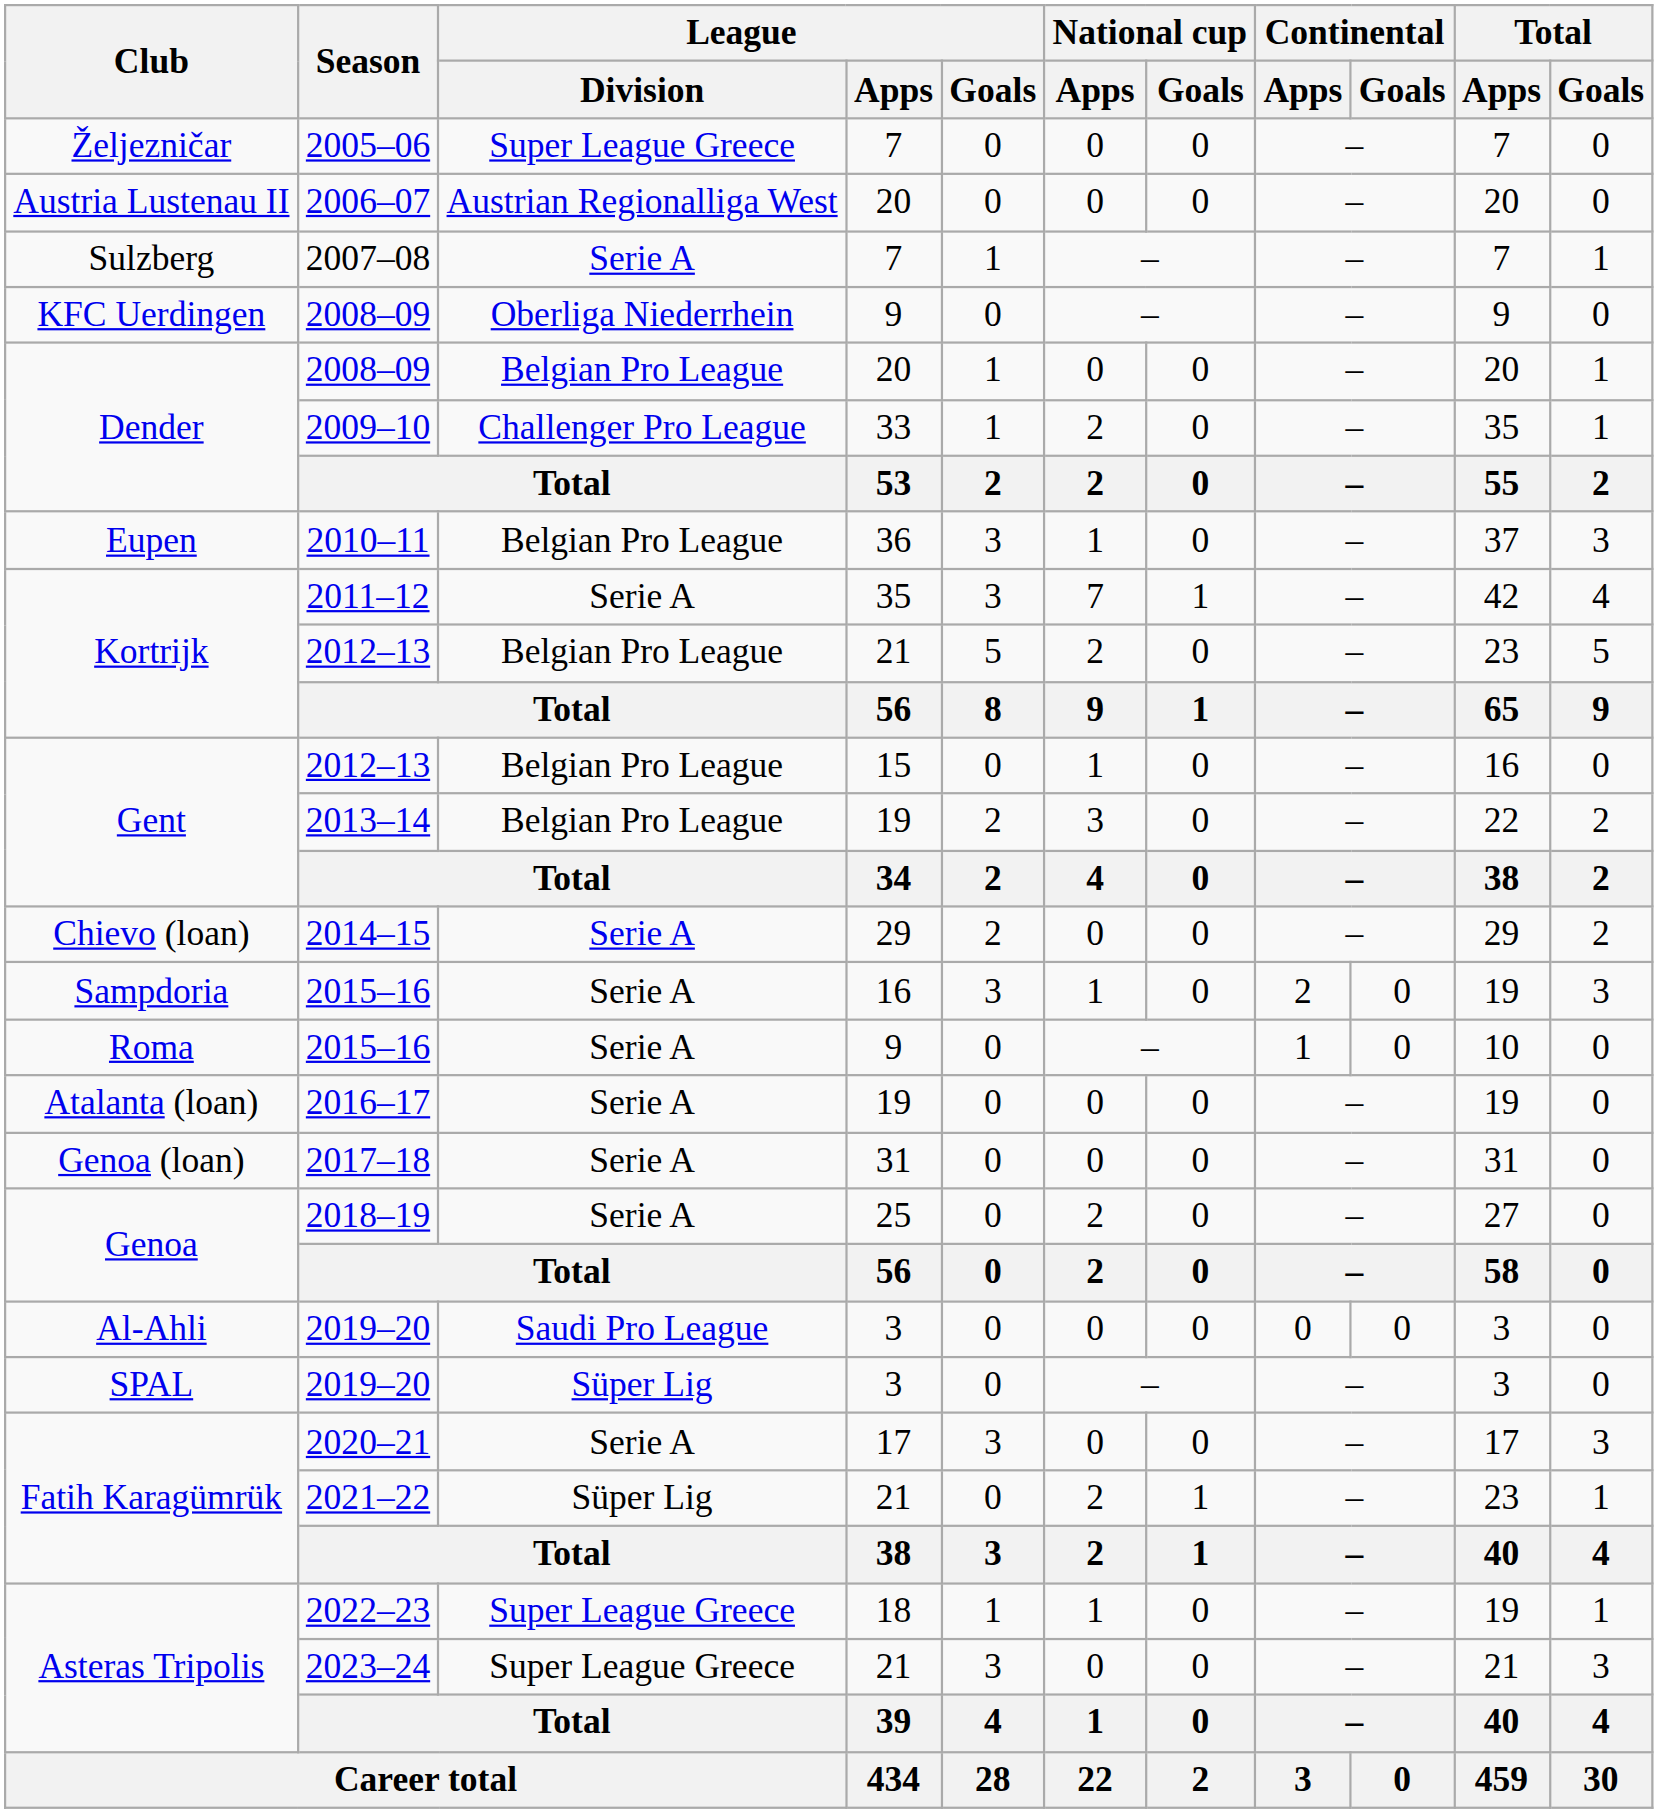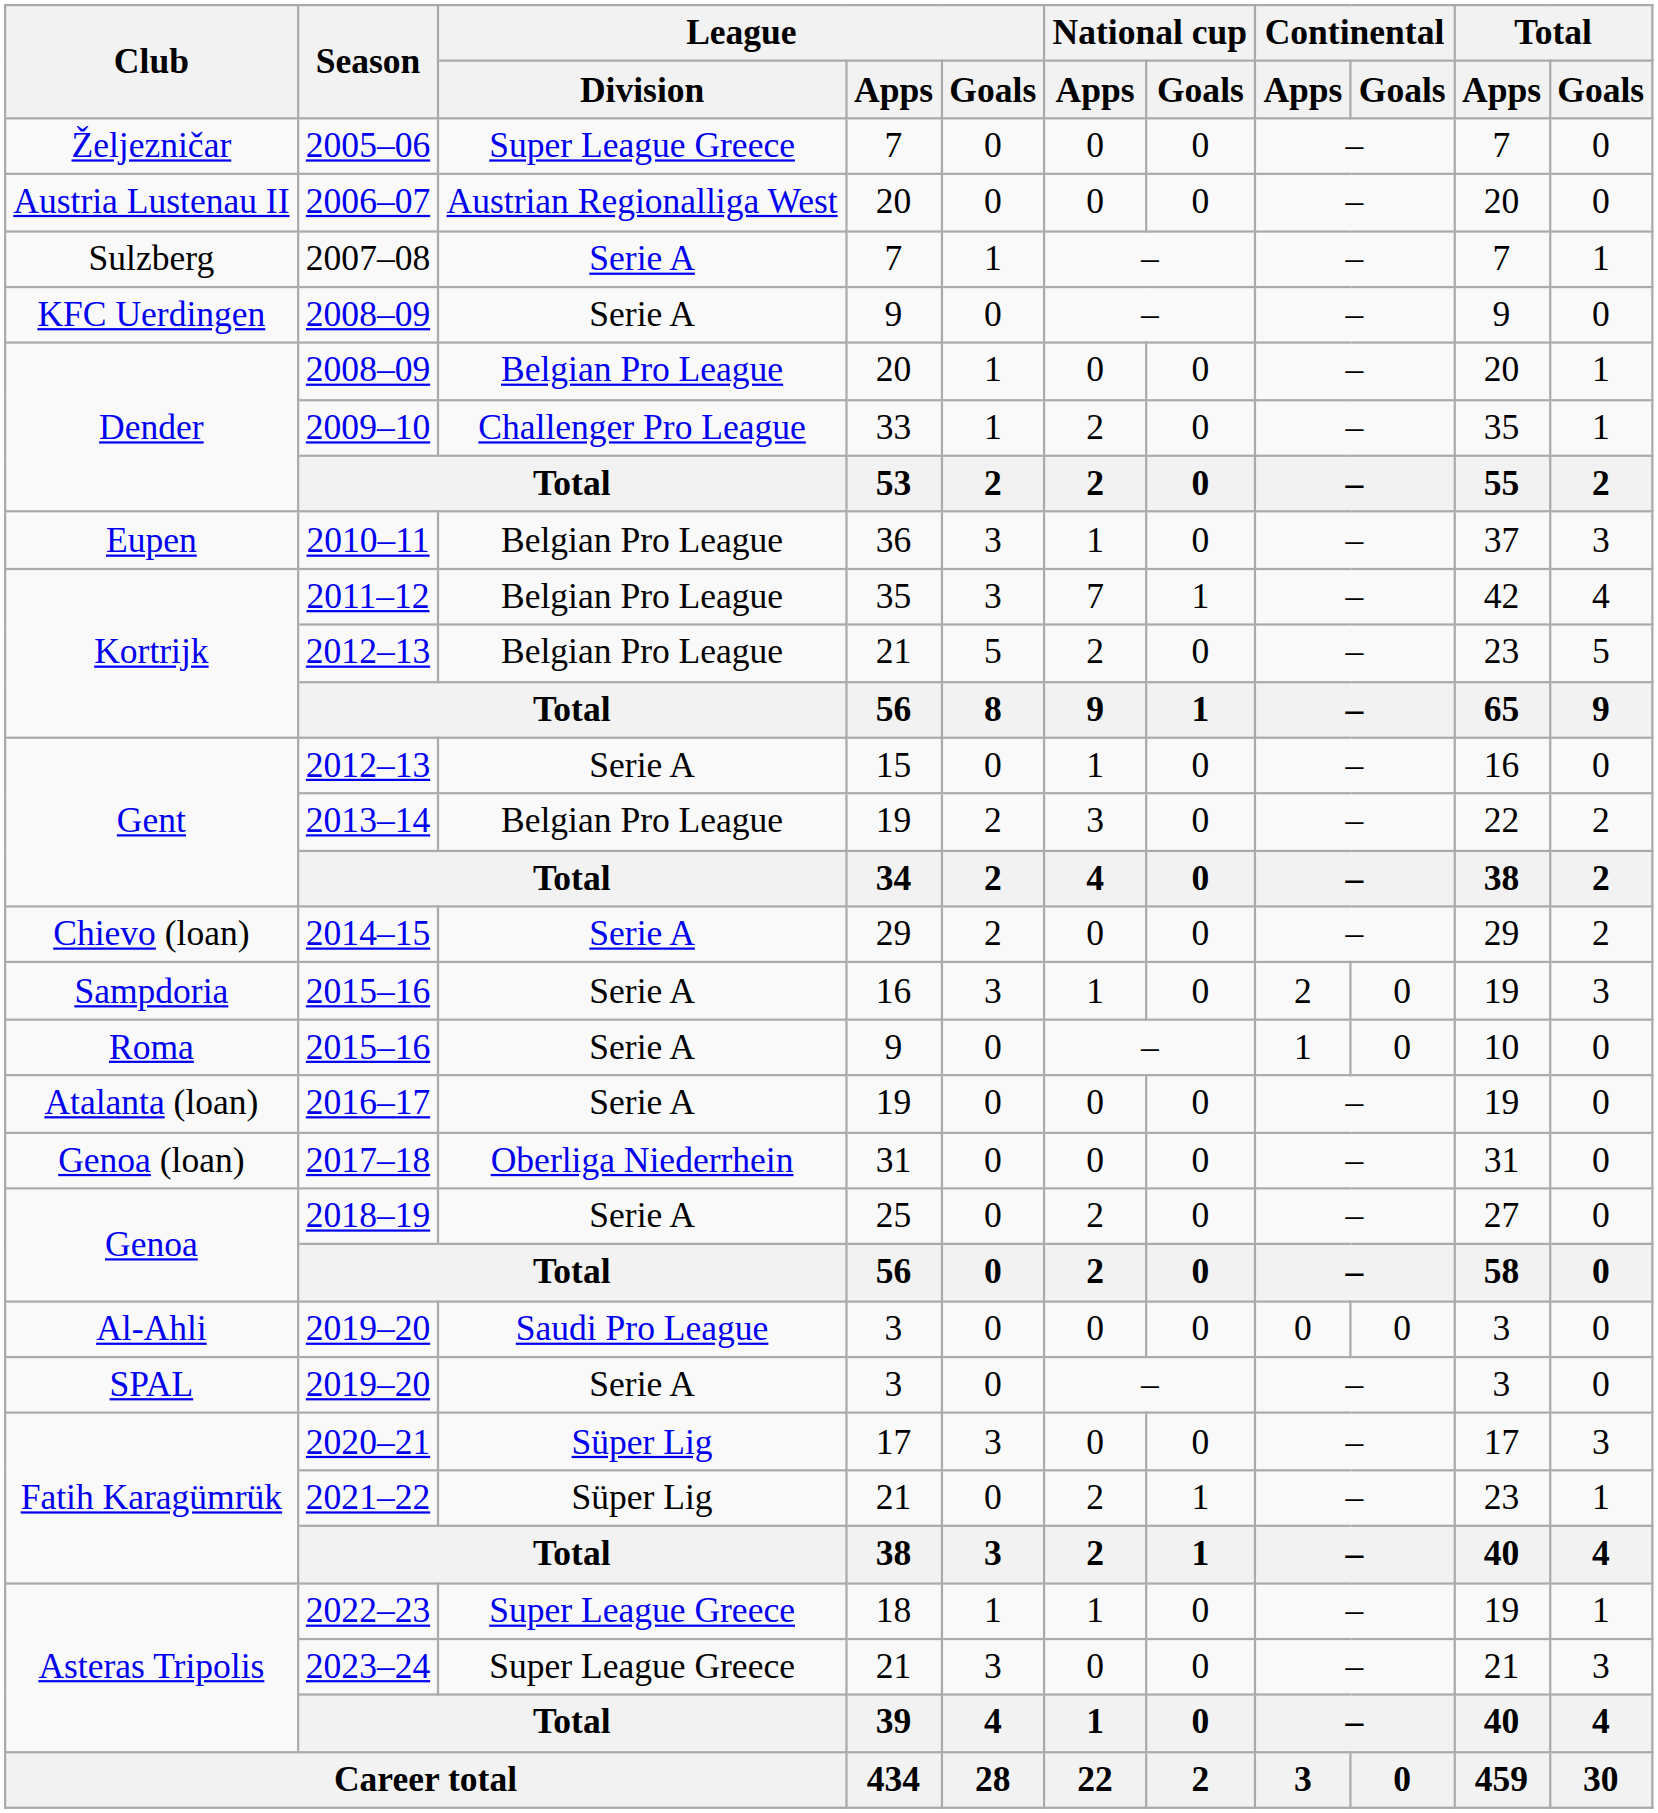(642, 314) Oberliga Niederrhein -> (642, 314) Serie A
(642, 595) Serie A -> (642, 595) Belgian Pro League
(642, 764) Belgian Pro League -> (642, 764) Serie A
(642, 1159) Serie A -> (642, 1159) Oberliga Niederrhein
(642, 1384) Süper Lig -> (642, 1384) Serie A
(642, 1440) Serie A -> (642, 1440) Süper Lig
